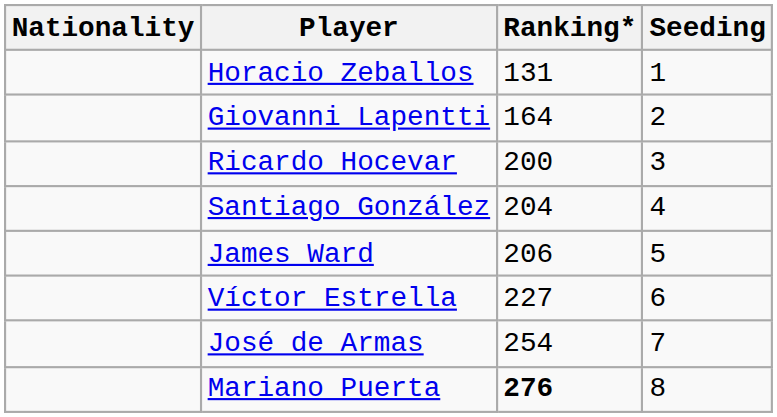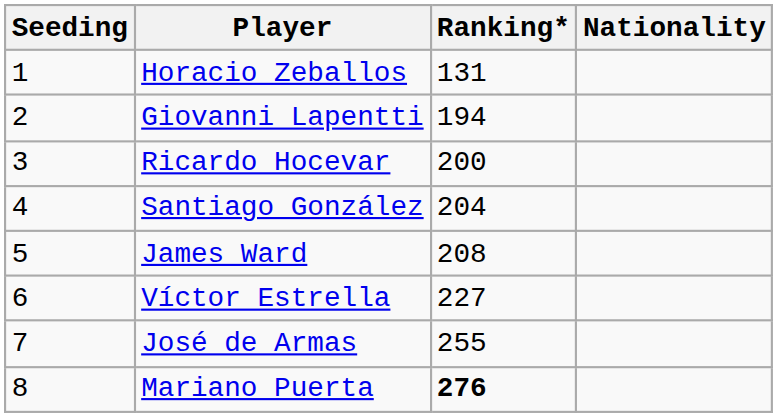columns swapped: (103, 28) <-> (708, 28)
(528, 118) 164 -> (462, 118) 194
(528, 253) 206 -> (462, 253) 208
(528, 344) 254 -> (462, 344) 255
